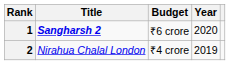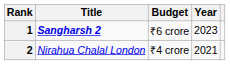(206, 30) 2020 -> (206, 30) 2023
(206, 50) 2019 -> (206, 50) 2021
